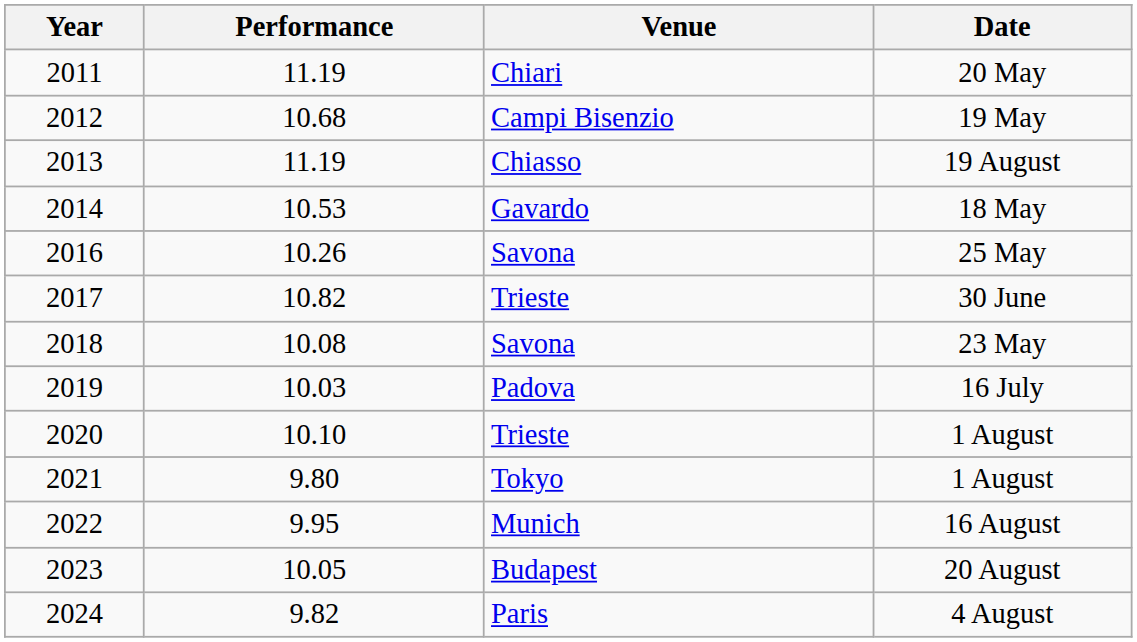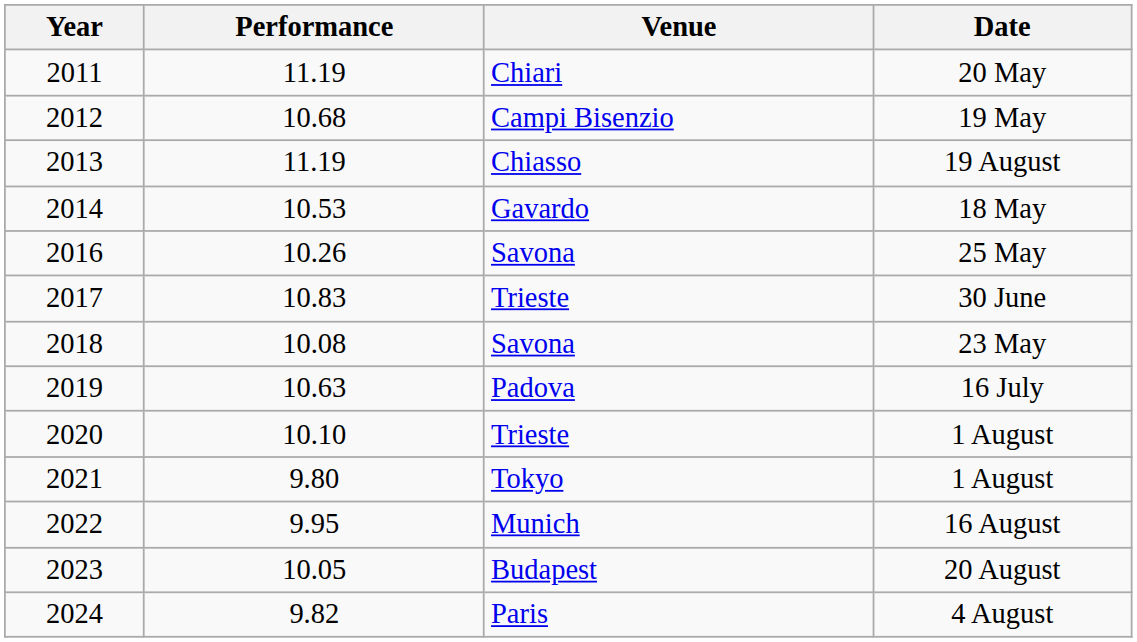(314, 298) 10.82 -> (314, 298) 10.83
(314, 388) 10.03 -> (314, 388) 10.63
